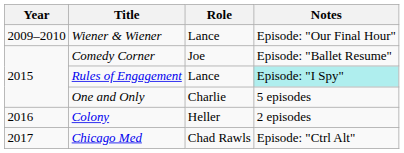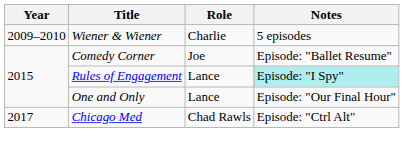(204, 35) Lance -> (207, 35) Charlie
(326, 35) Episode: "Our Final Hour" -> (284, 35) 5 episodes
(207, 96) Charlie -> (204, 96) Lance
(284, 96) 5 episodes -> (326, 96) Episode: "Our Final Hour"
- row: (90, 117)
